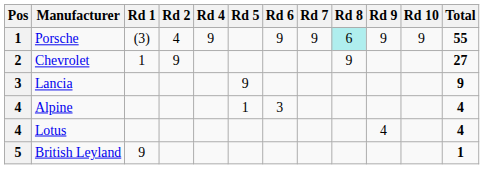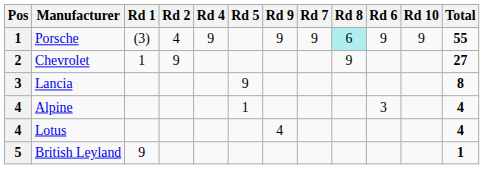columns swapped: (280, 16) <-> (383, 16)
(460, 84) 9 -> (460, 84) 8
